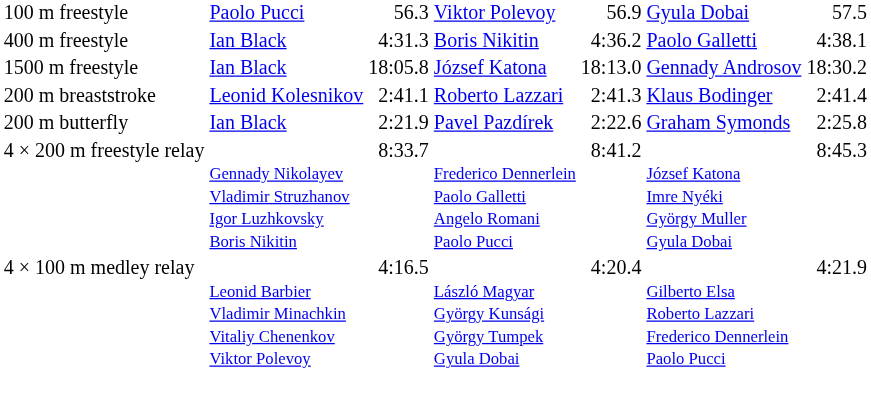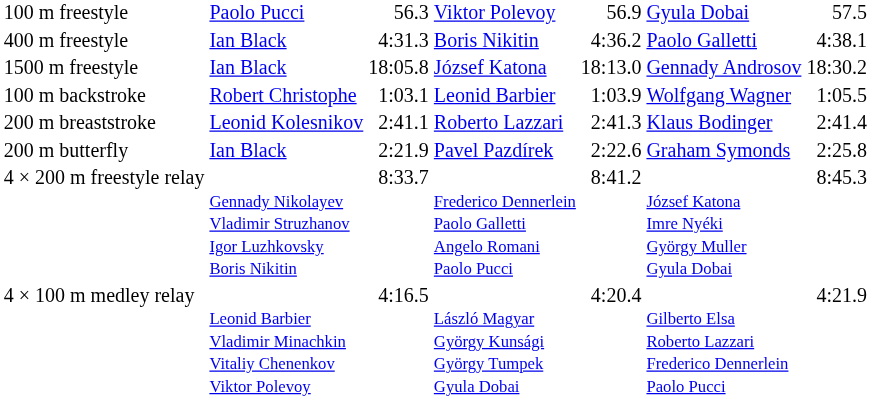+ row: (75, 95)
